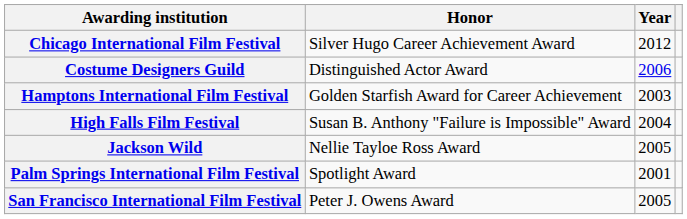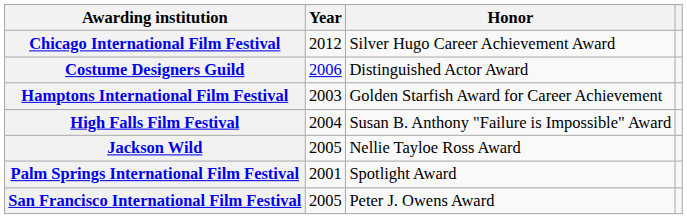columns swapped: (655, 17) <-> (470, 17)
